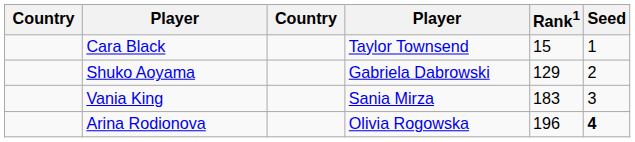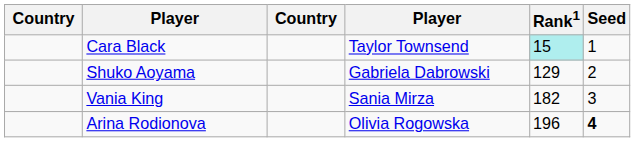(542, 47) no background -> (542, 47) paleturquoise background
(546, 98) 183 -> (546, 98) 182
